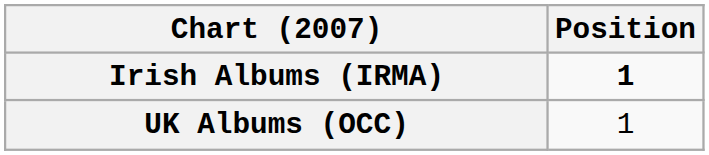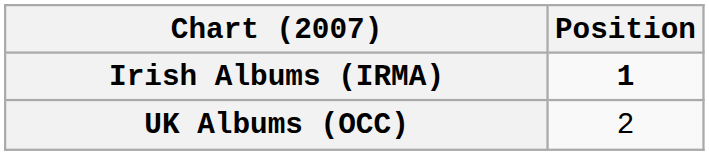(625, 125) 1 -> (625, 125) 2
